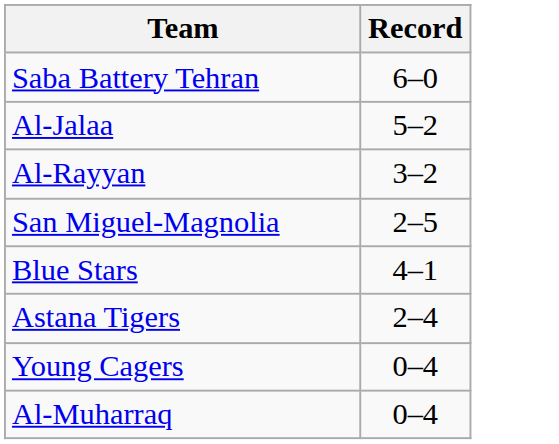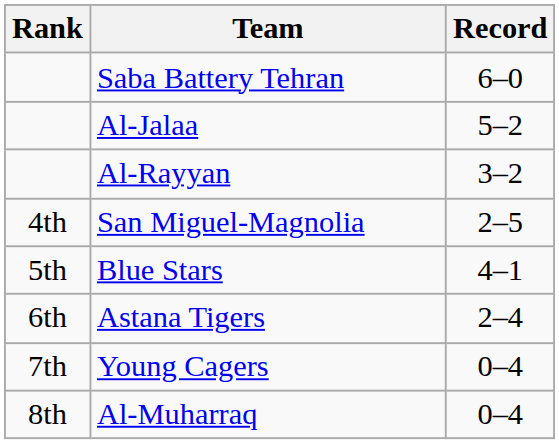+ column: (47, 28)
